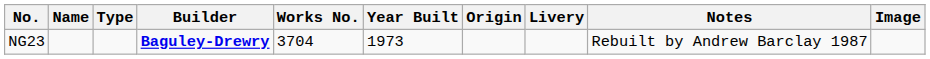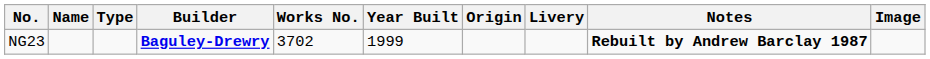(295, 42) 3704 -> (295, 42) 3702
(385, 42) 1973 -> (385, 42) 1999
(730, 42) normal -> (730, 42) bold
